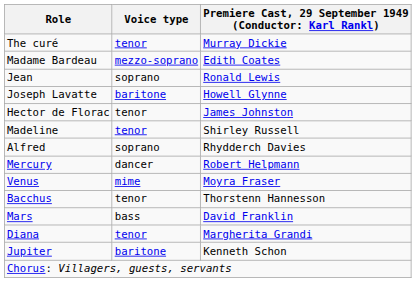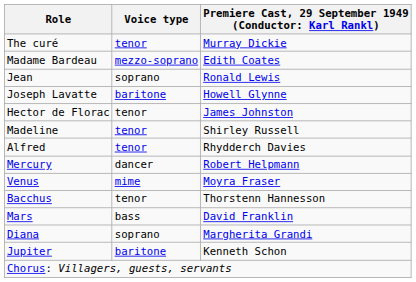(137, 147) soprano -> (131, 147) tenor
(131, 234) tenor -> (137, 234) soprano
